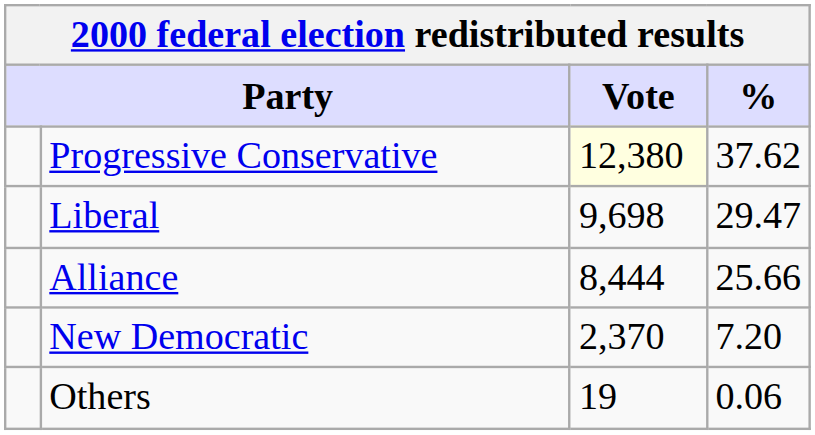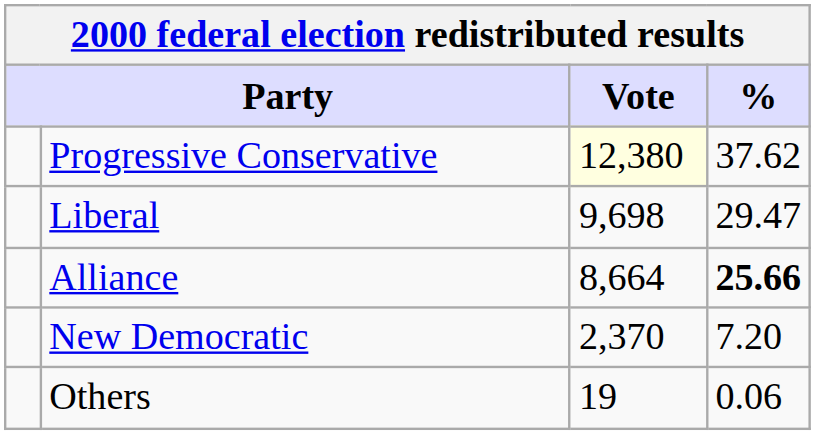(622, 276) 8,444 -> (622, 276) 8,664
(758, 276) normal -> (758, 276) bold
